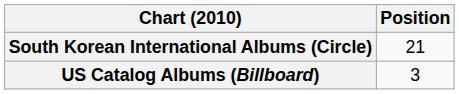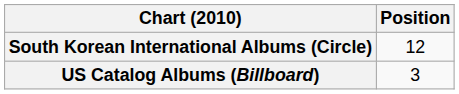(415, 46) 21 -> (415, 46) 12
